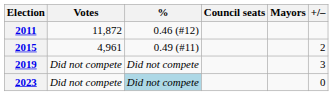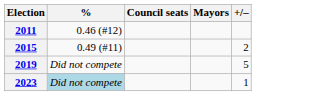- column: (86, 13)
(323, 64) 3 -> (246, 64) 5
(323, 82) 0 -> (246, 82) 1
